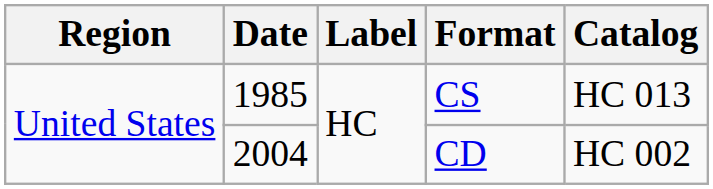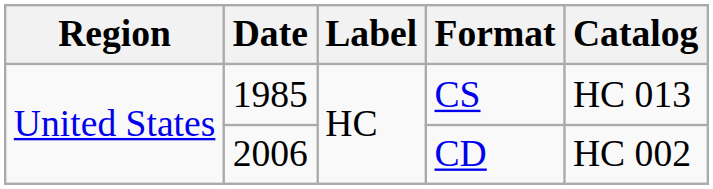(270, 153) 2004 -> (270, 153) 2006
